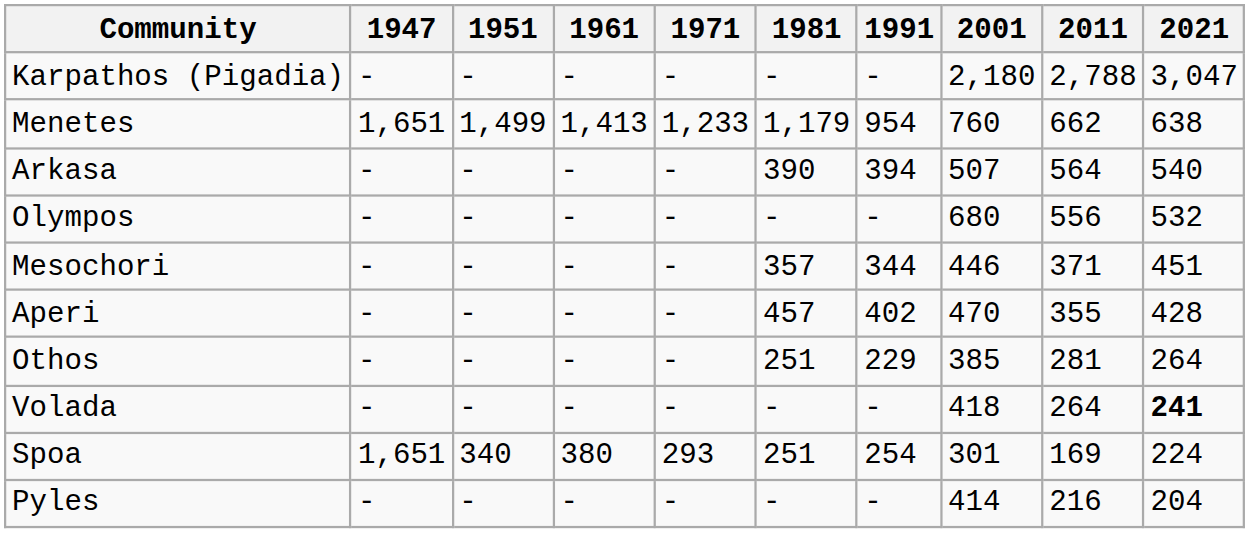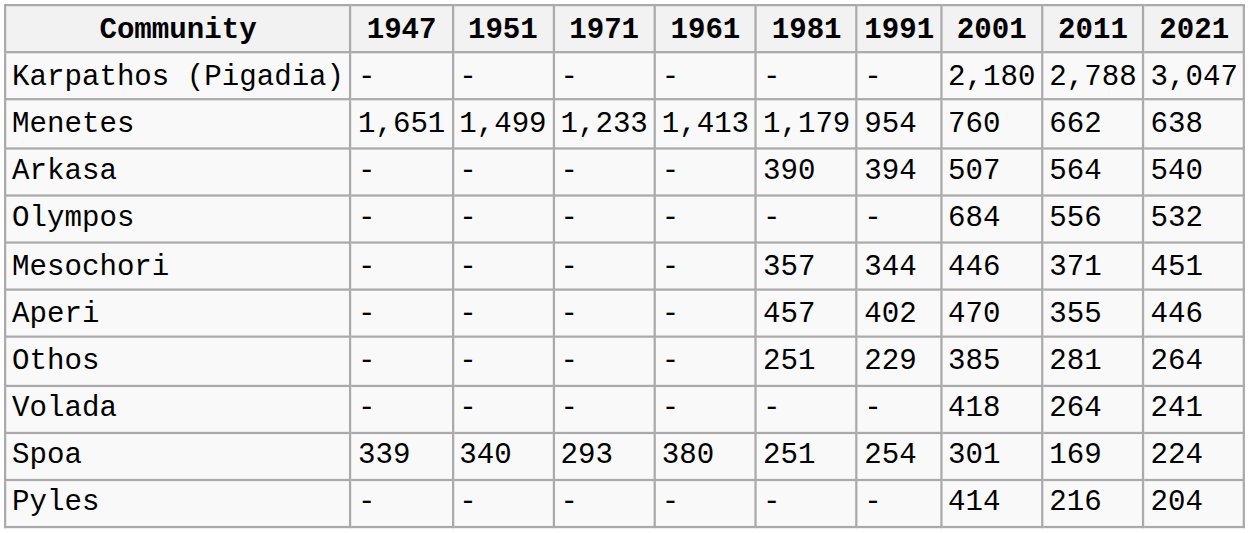columns swapped: (604, 29) <-> (705, 29)
(974, 219) 680 -> (974, 219) 684
(1177, 314) 428 -> (1177, 314) 446
(1177, 409) bold -> (1177, 409) normal
(402, 456) 1,651 -> (384, 456) 339
